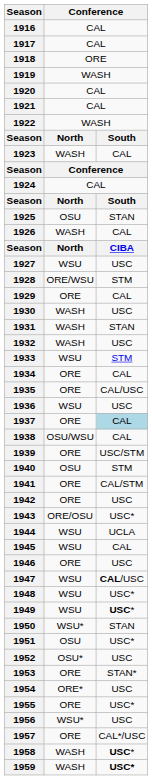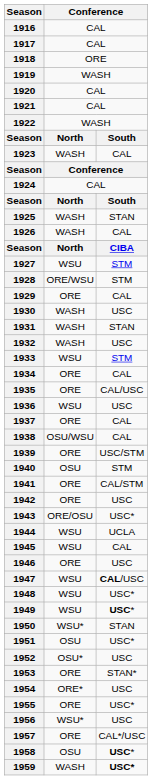(70, 216) OSU -> (70, 216) WASH
(122, 264) USC -> (122, 264) STM
(122, 421) lightblue background -> (122, 421) no background
(70, 751) WASH -> (70, 751) OSU
